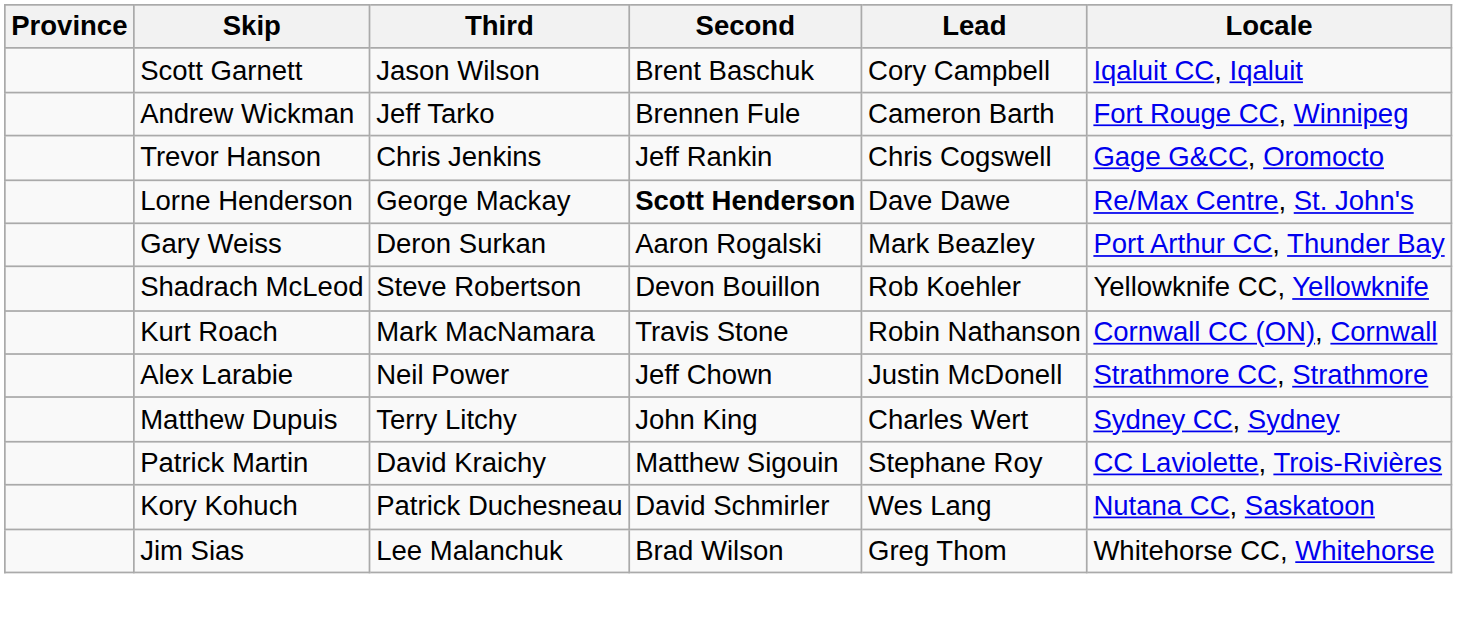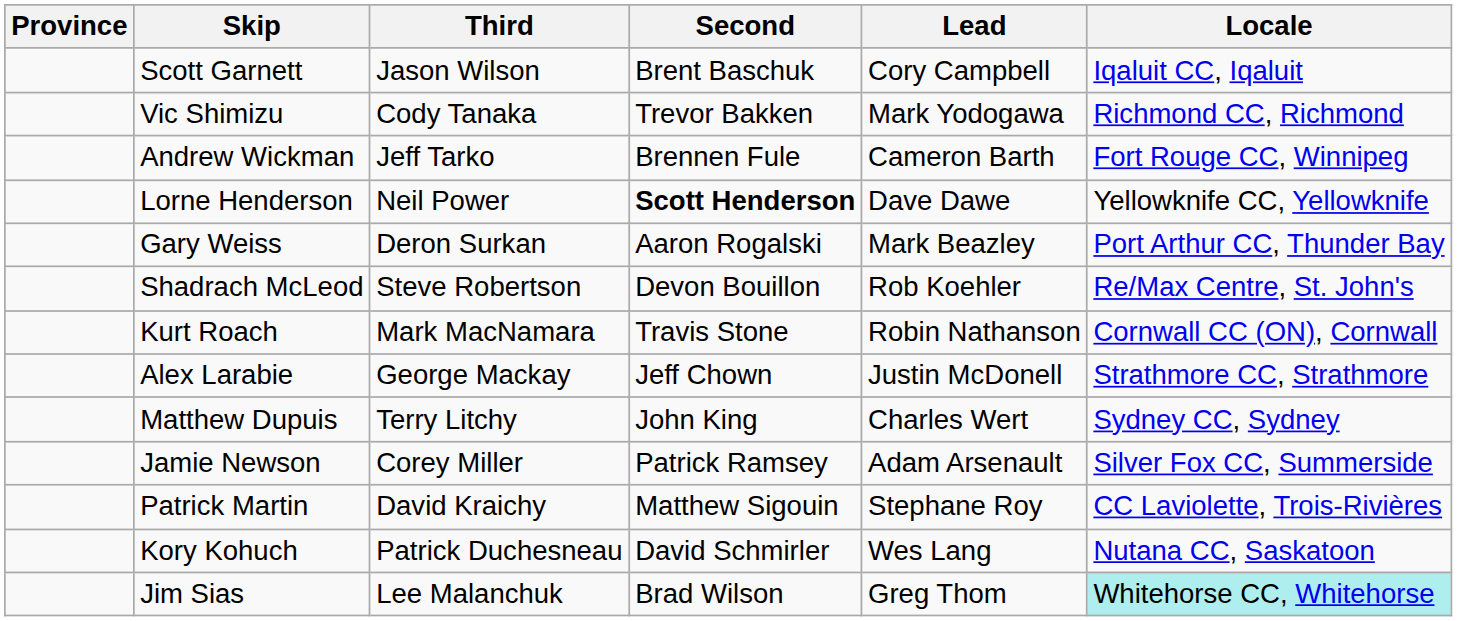+ row: (212, 113)
- row: (231, 157)
(473, 200) George Mackay -> (443, 200) Neil Power
(1254, 200) Re/Max Centre, St. John's -> (1261, 200) Yellowknife CC, Yellowknife
(1261, 288) Yellowknife CC, Yellowknife -> (1254, 288) Re/Max Centre, St. John's
(443, 375) Neil Power -> (473, 375) George Mackay
+ row: (230, 462)
(1264, 550) no background -> (1264, 593) paleturquoise background
